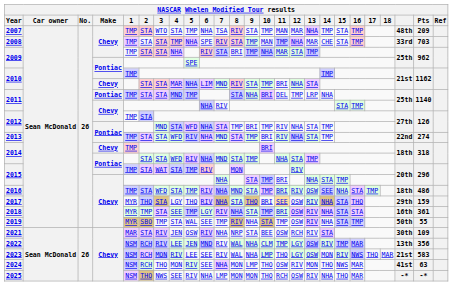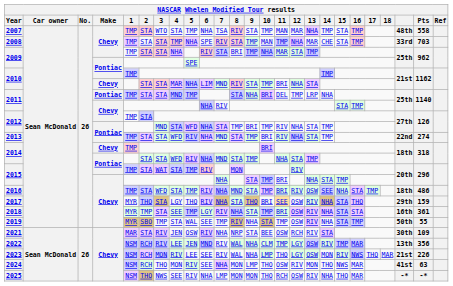(423, 31) 209 -> (423, 31) 558
(423, 254) 583 -> (423, 254) 226
